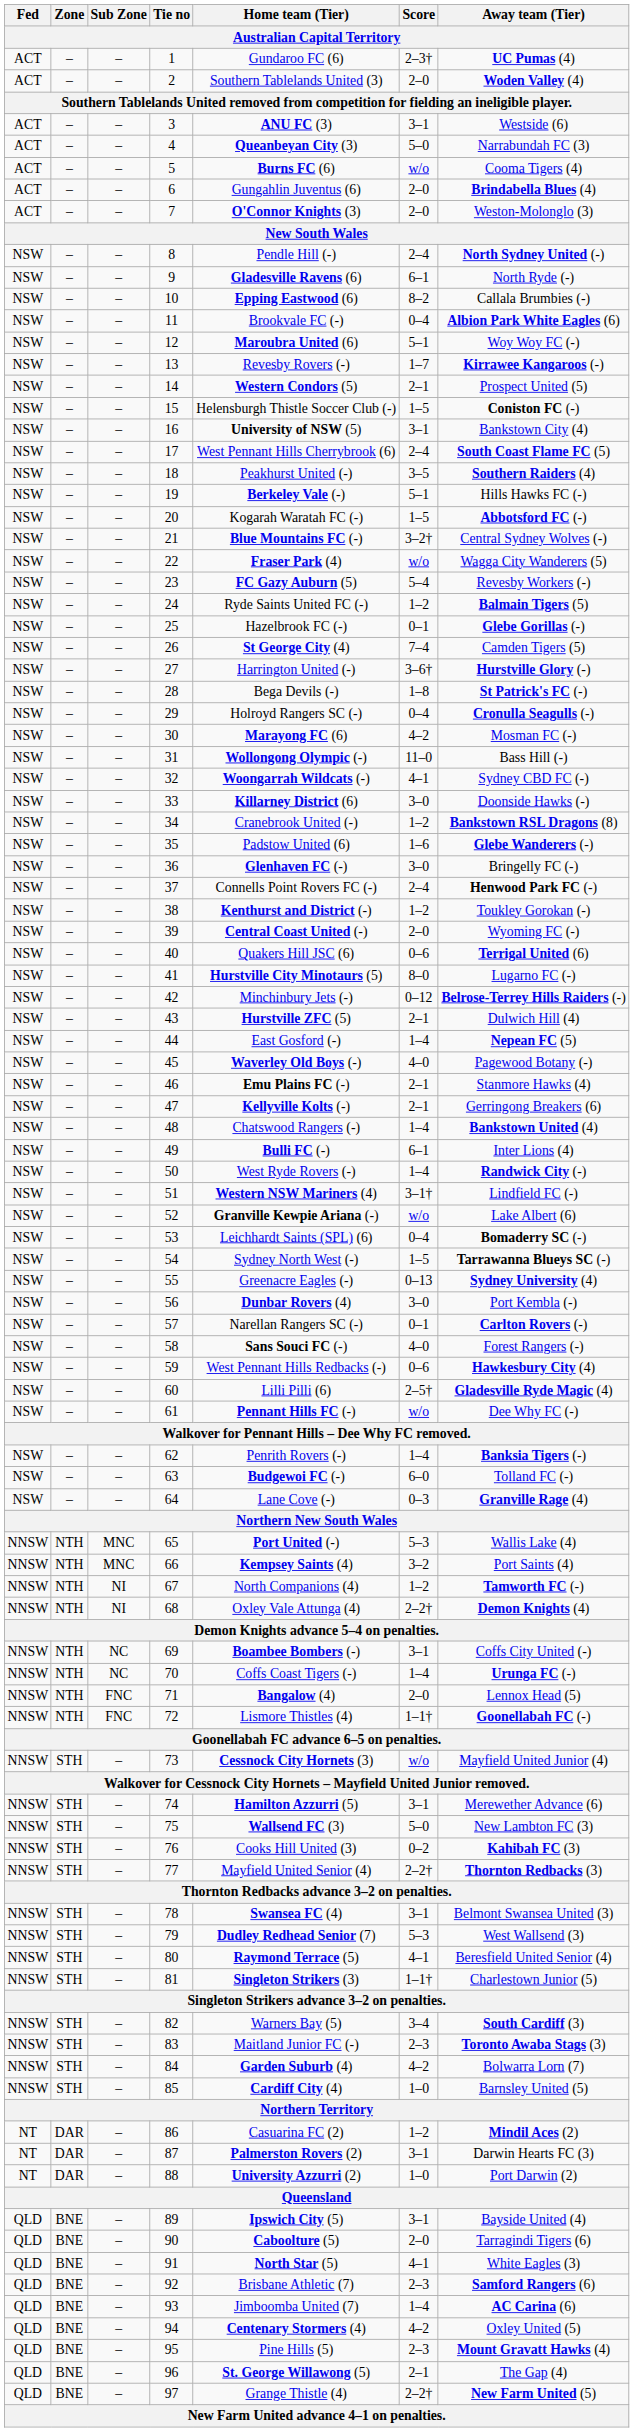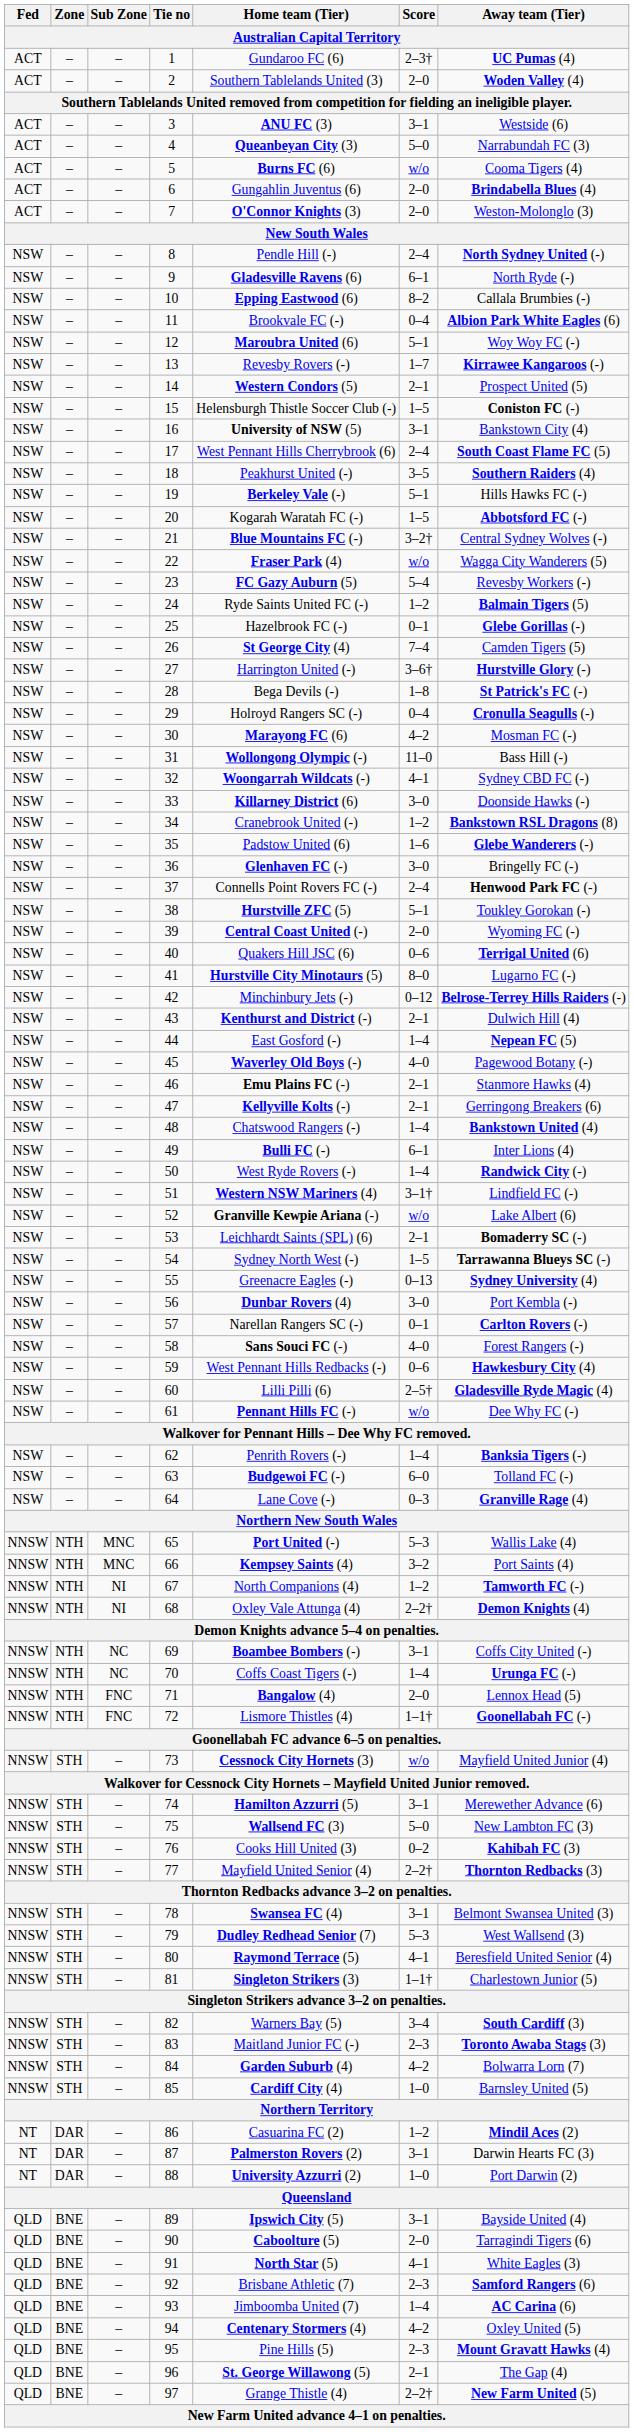(296, 910) Kenthurst and District (-) -> (296, 910) Hurstville ZFC (5)
(419, 910) 1–2 -> (419, 910) 5–1
(296, 1019) Hurstville ZFC (5) -> (296, 1019) Kenthurst and District (-)
(419, 1237) 0–4 -> (419, 1237) 2–1
